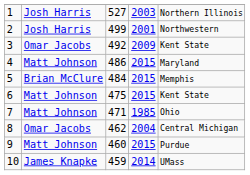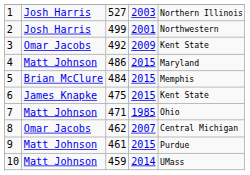(60, 95) Matt Johnson -> (60, 95) James Knapke
(143, 128) 2004 -> (143, 128) 2007
(117, 145) 460 -> (117, 145) 461
(60, 161) James Knapke -> (60, 161) Matt Johnson
